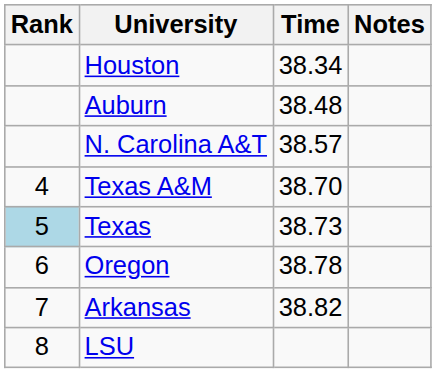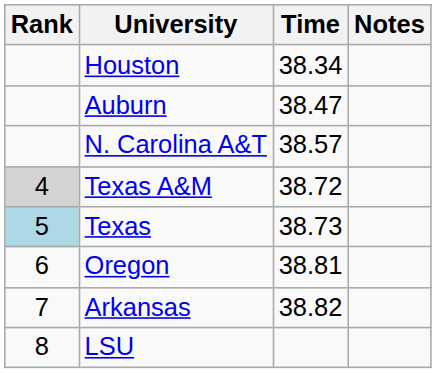(311, 105) 38.48 -> (311, 105) 38.47
(42, 186) no background -> (42, 186) lightgrey background
(311, 186) 38.70 -> (311, 186) 38.72
(311, 266) 38.78 -> (311, 266) 38.81
